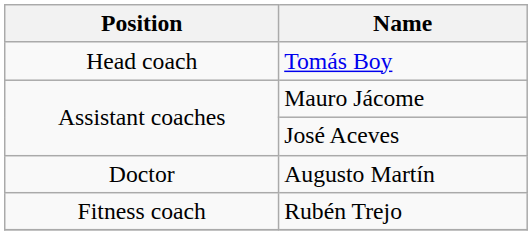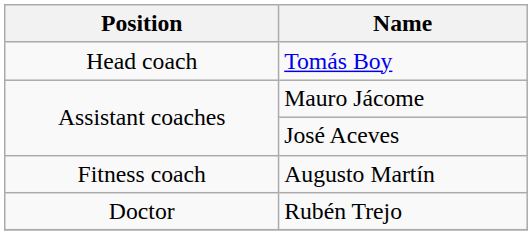(142, 173) Doctor -> (142, 173) Fitness coach
(142, 211) Fitness coach -> (142, 211) Doctor
